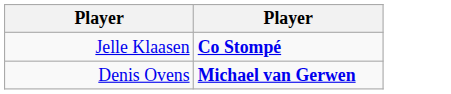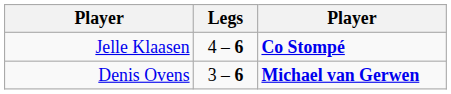+ column: (226, 18)
